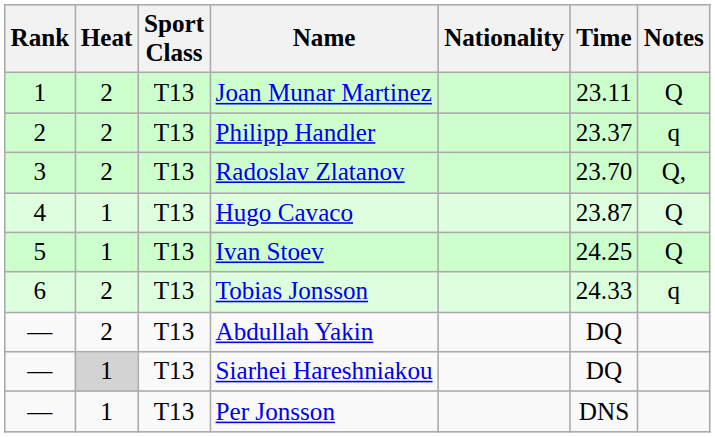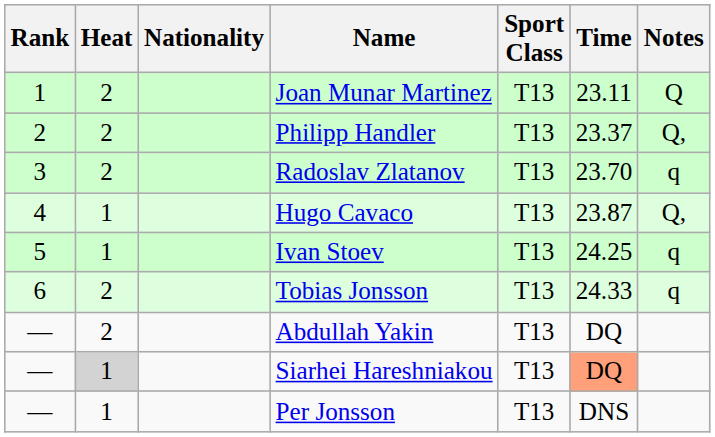columns swapped: (174, 38) <-> (504, 38)
(674, 132) q -> (674, 132) Q,
(674, 172) Q, -> (674, 172) q
(674, 212) Q -> (674, 212) Q,
(674, 251) Q -> (674, 251) q
(604, 371) no background -> (604, 371) lightsalmon background
